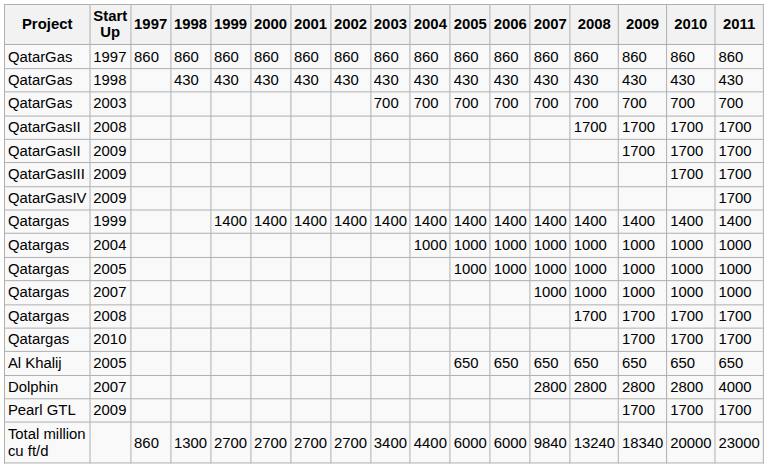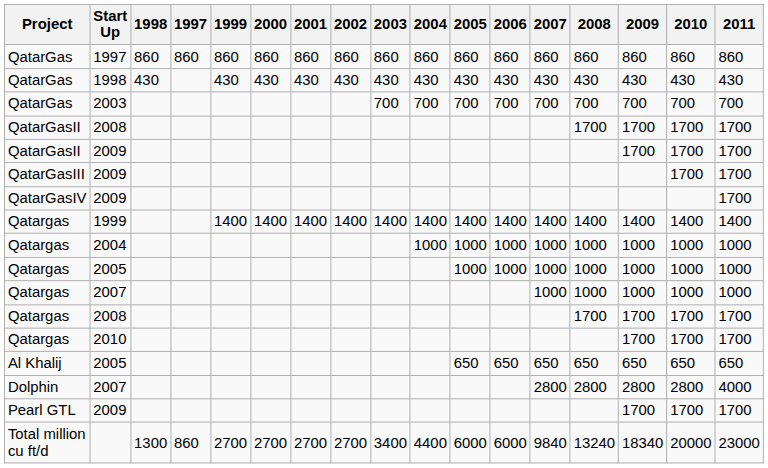columns swapped: (151, 24) <-> (191, 24)
